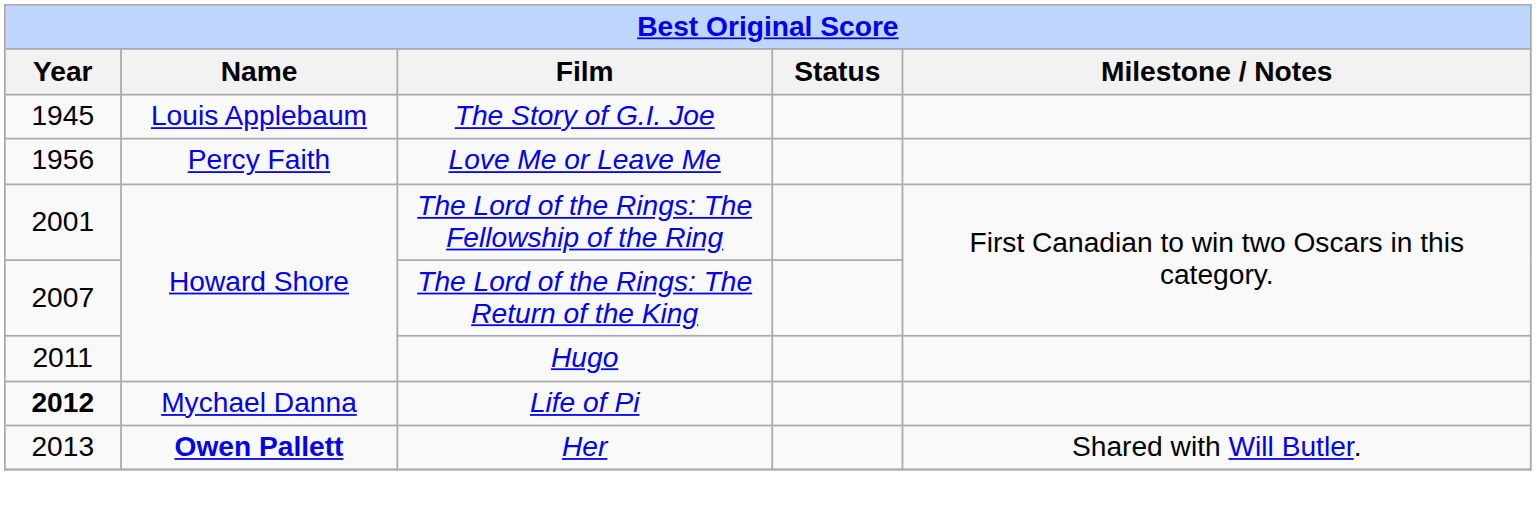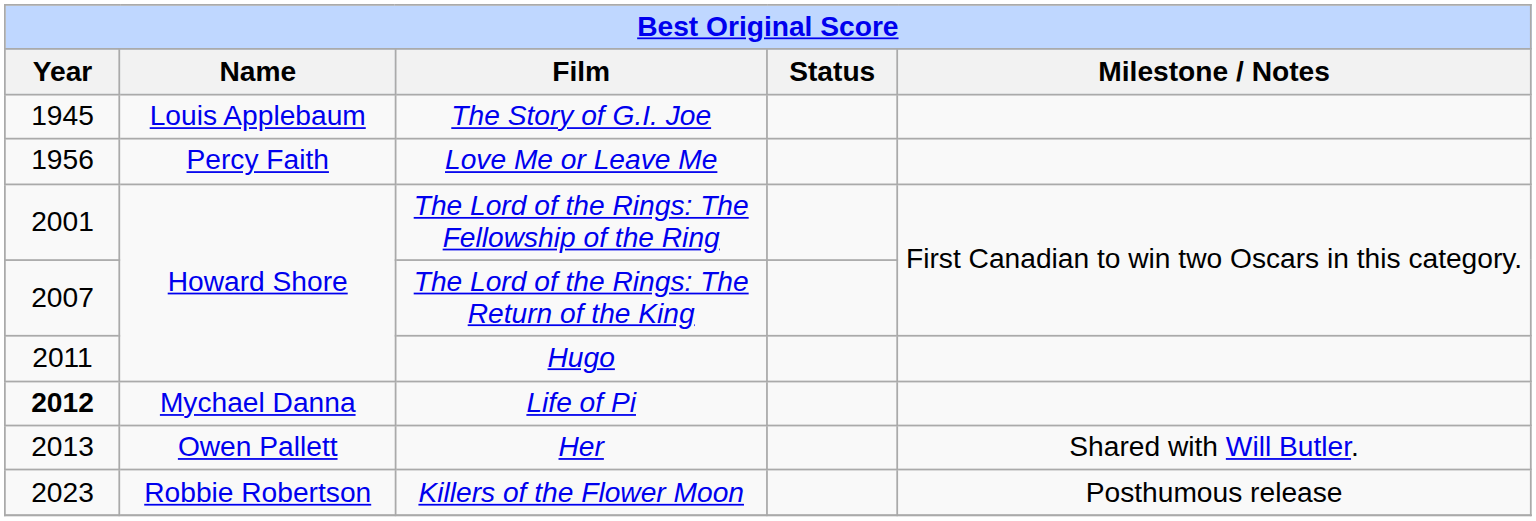(259, 447) bold -> (258, 447) normal
+ row: (581, 492)
